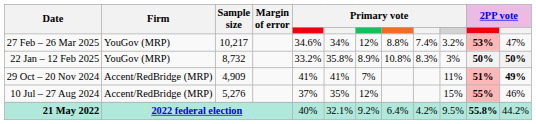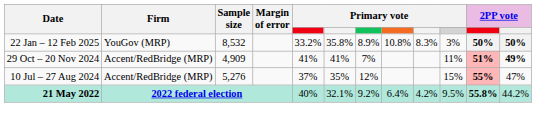- row: (53, 42)
(234, 59) 8,732 -> (234, 42) 8,532
(515, 94) 46% -> (515, 76) 47%
